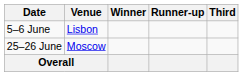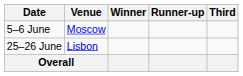(82, 29) Lisbon -> (86, 29) Moscow
(86, 46) Moscow -> (82, 46) Lisbon
